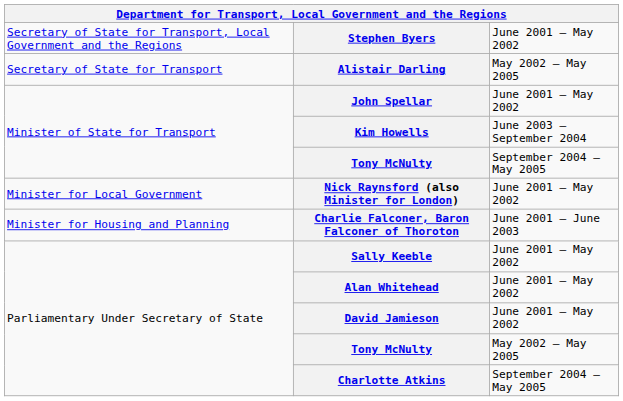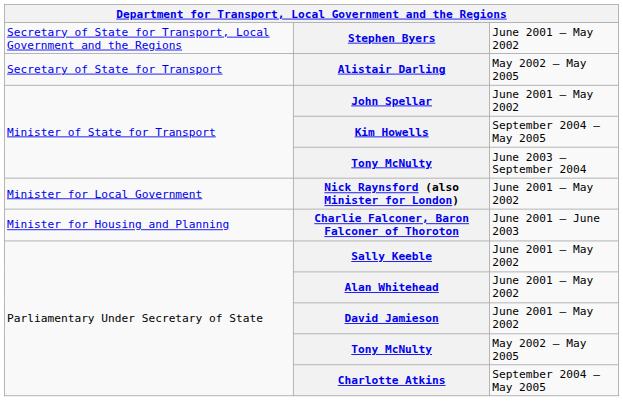(539, 132) June 2003 – September 2004 -> (546, 132) September 2004 – May 2005
(546, 163) September 2004 – May 2005 -> (539, 163) June 2003 – September 2004
